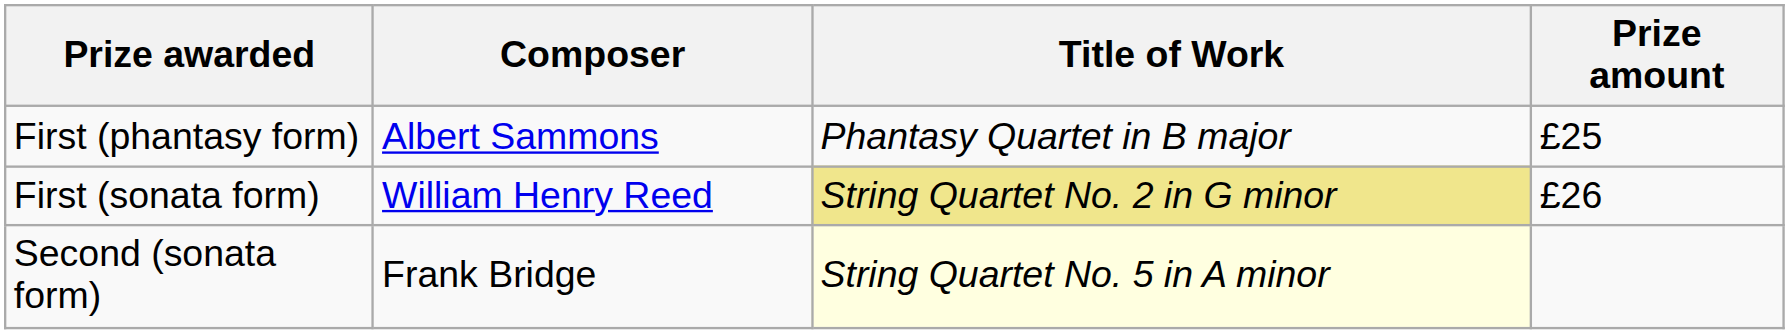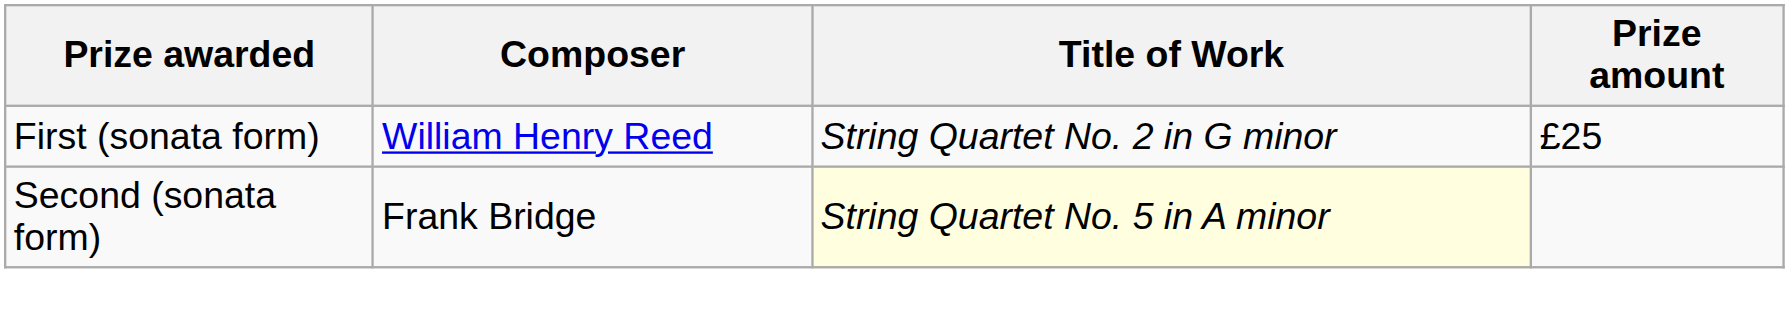- row: (186, 135)
(1079, 195) khaki background -> (1079, 135) no background
(1571, 195) £26 -> (1571, 135) £25
